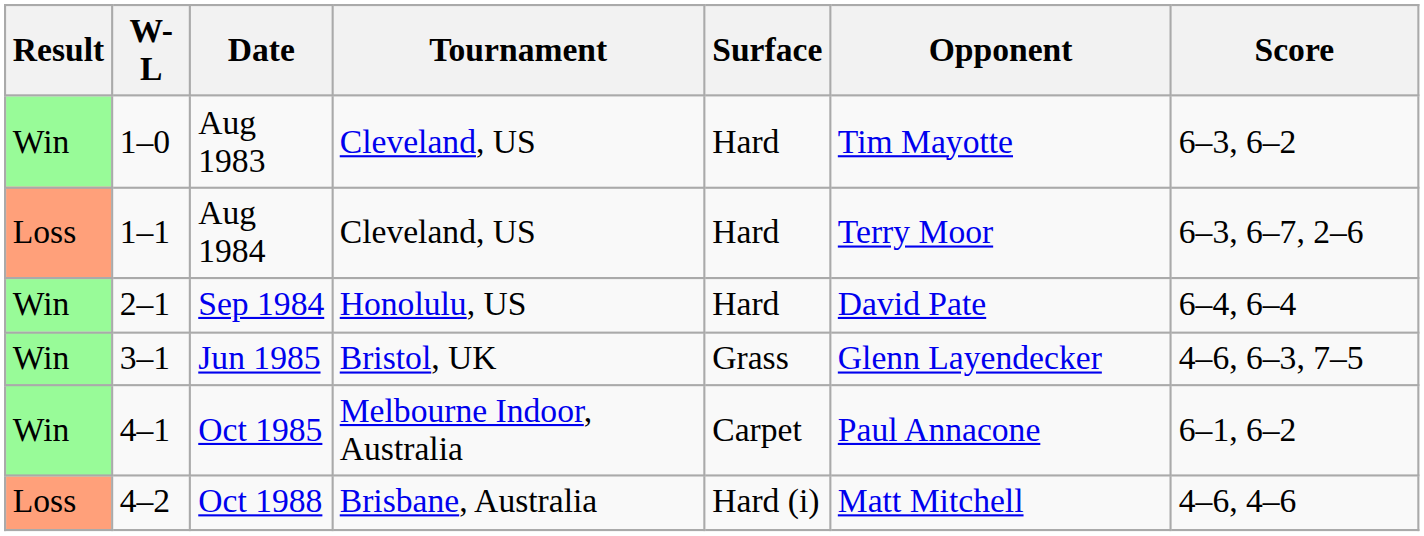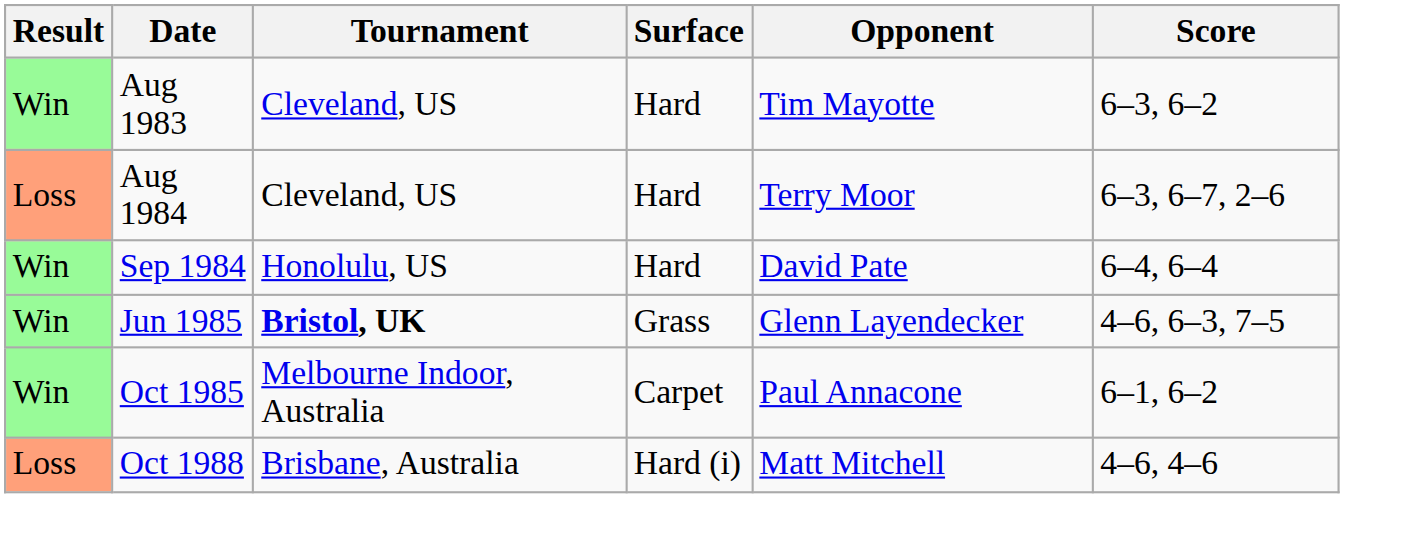- column: (151, 50)
(418, 357) normal -> (343, 319) bold
